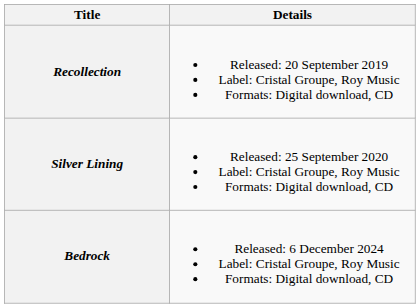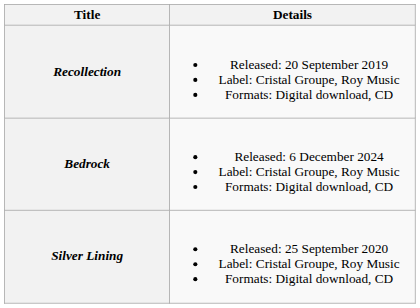rows swapped: (87, 164) <-> (87, 256)
